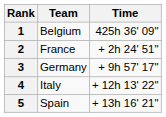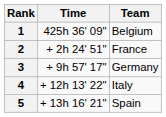columns swapped: (63, 13) <-> (125, 13)
